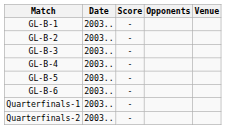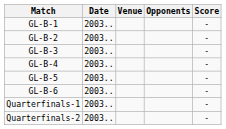columns swapped: (207, 11) <-> (130, 11)
